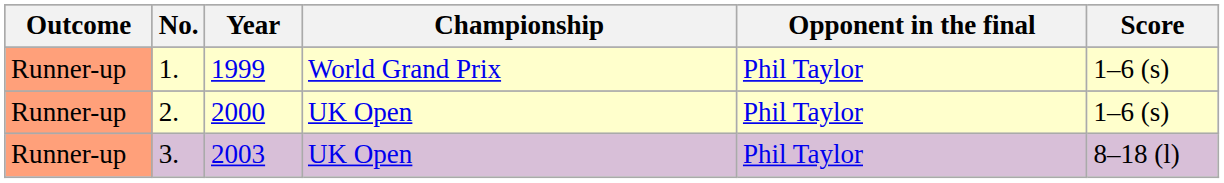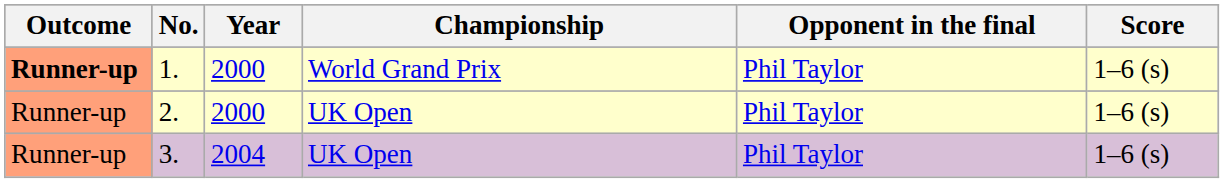(69, 68) normal -> (74, 68) bold
(238, 68) 1999 -> (238, 68) 2000
(238, 154) 2003 -> (238, 154) 2004
(1137, 154) 8–18 (l) -> (1131, 154) 1–6 (s)
